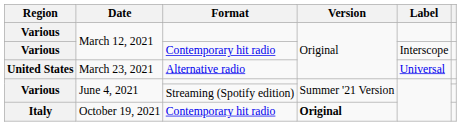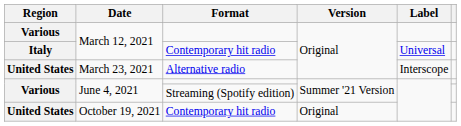(40, 50) Various -> (40, 50) Italy
(424, 50) Interscope -> (422, 50) Universal
(422, 69) Universal -> (424, 69) Interscope
(40, 111) Italy -> (40, 111) United States
(321, 111) bold -> (319, 111) normal
